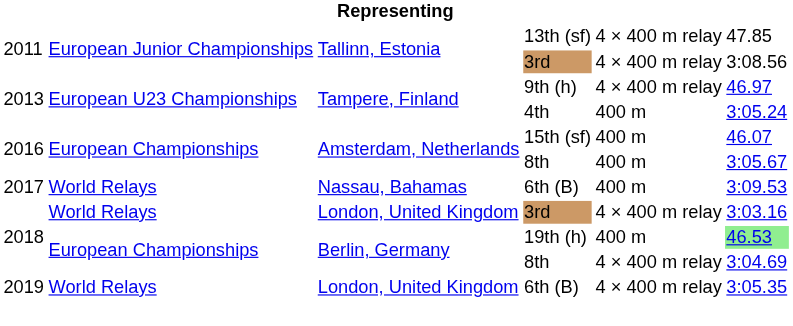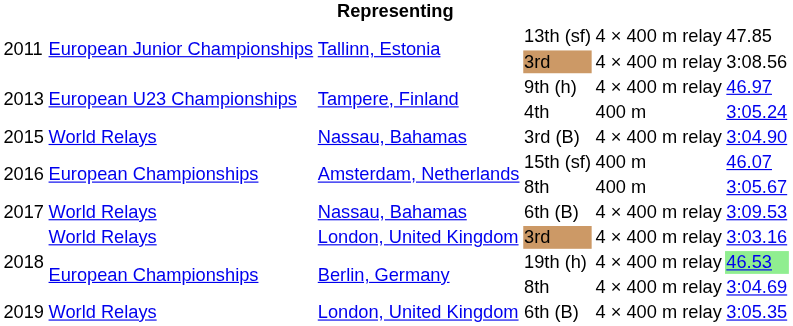+ row: (24, 137)
(621, 187) 400 m -> (659, 212) 4 × 400 m relay
(621, 237) 400 m -> (659, 262) 4 × 400 m relay
